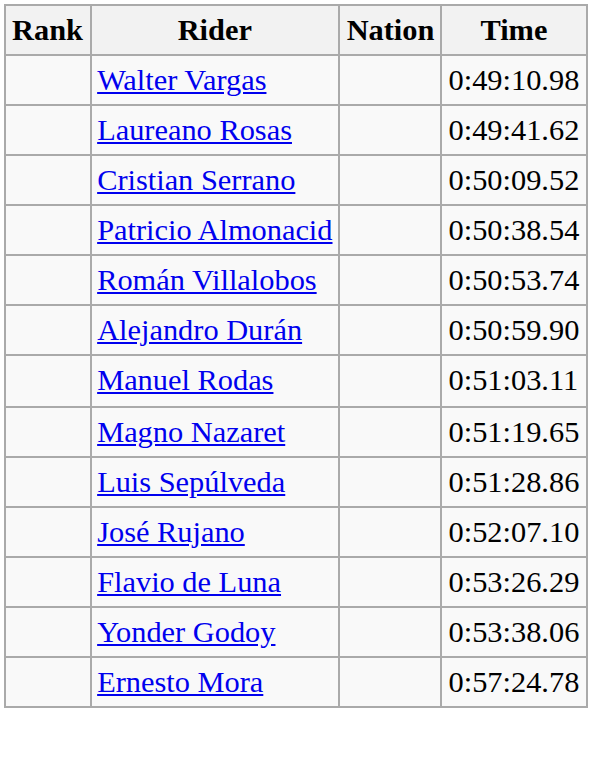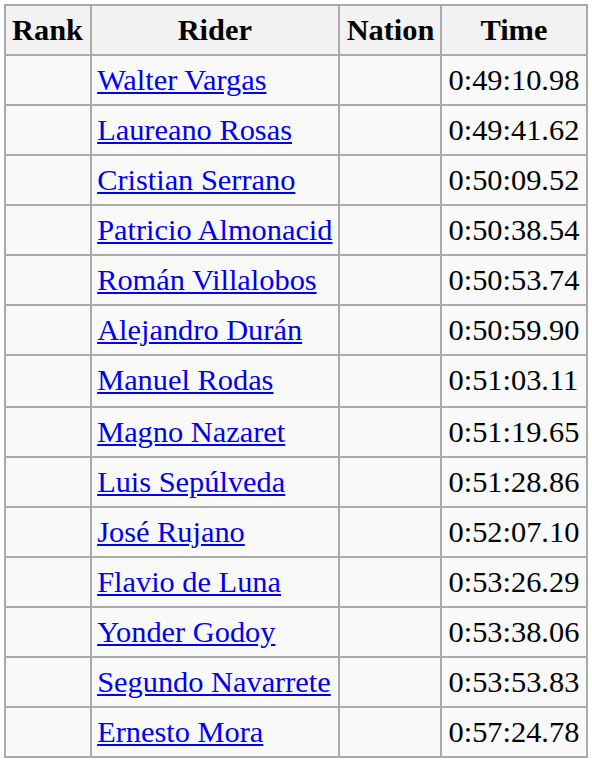+ row: (214, 681)
